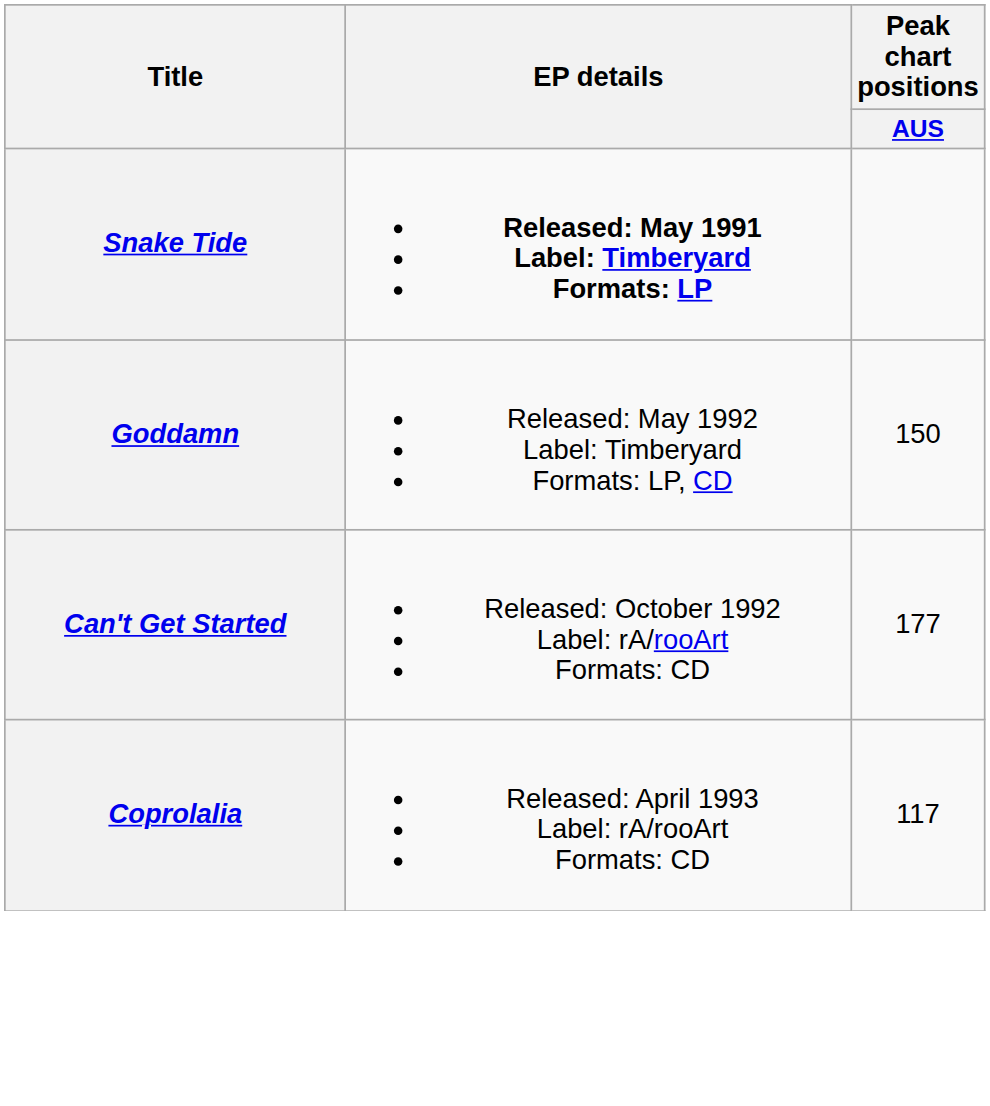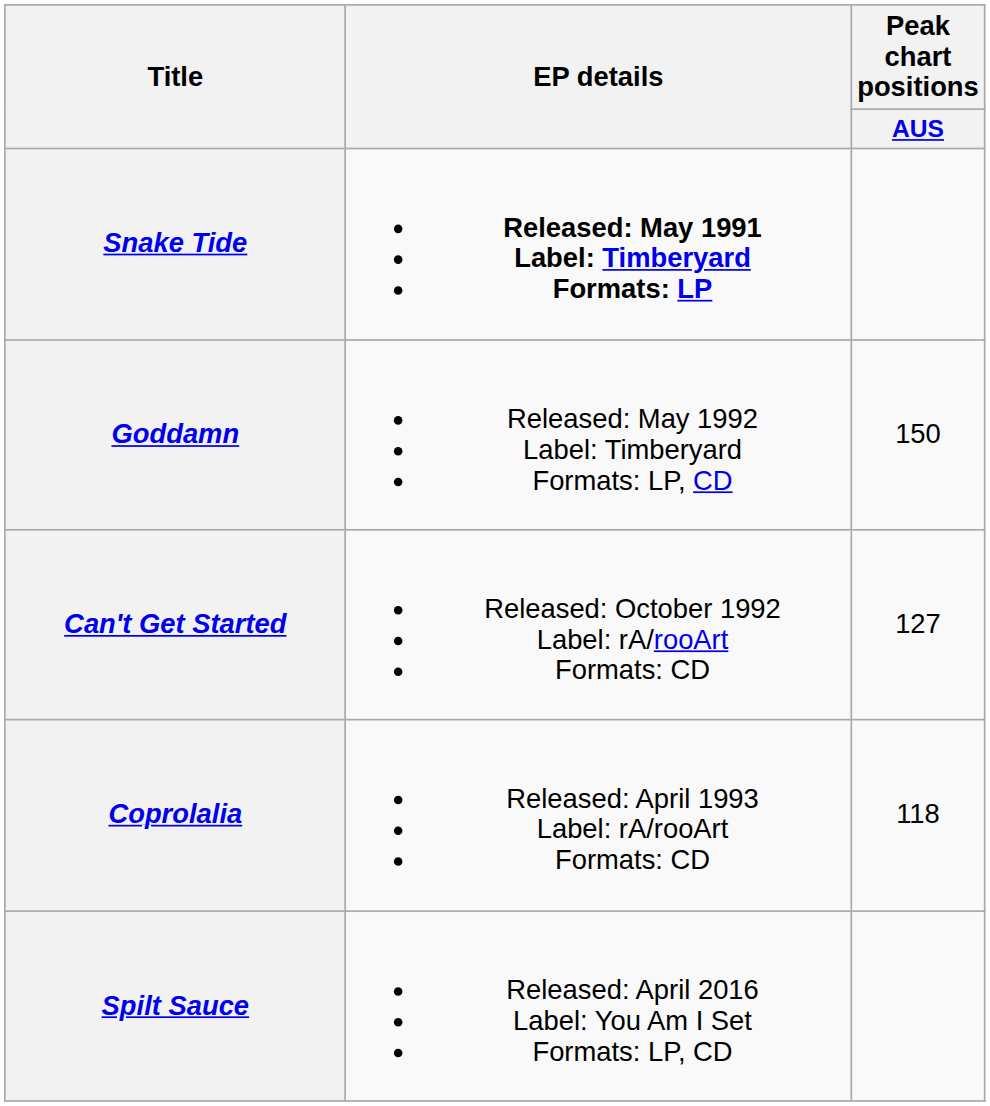(918, 624) 177 -> (918, 624) 127
(918, 814) 117 -> (918, 814) 118
+ row: (175, 1005)
